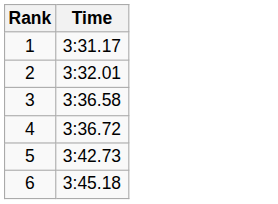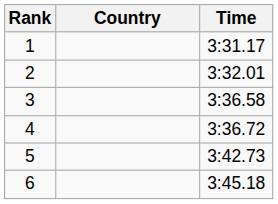+ column: (127, 18)
